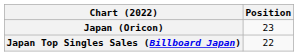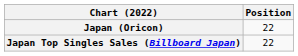(268, 28) 23 -> (268, 28) 22
